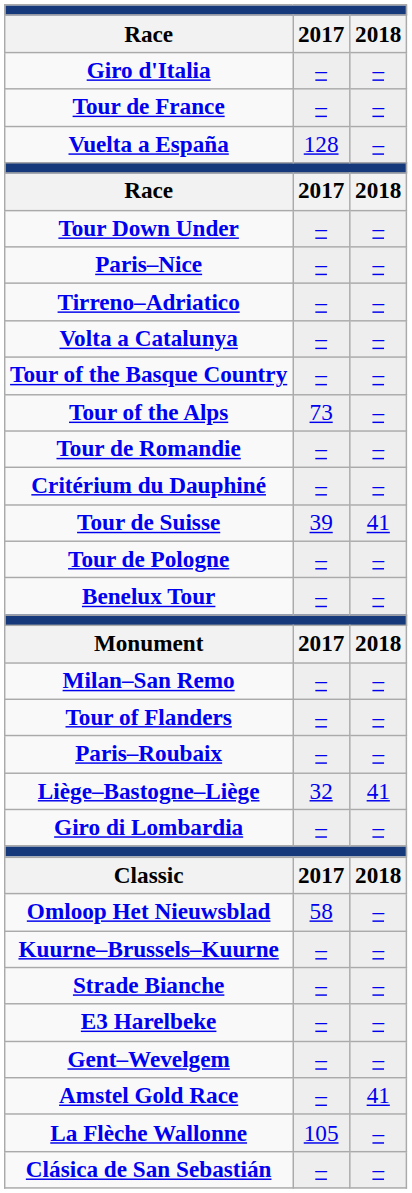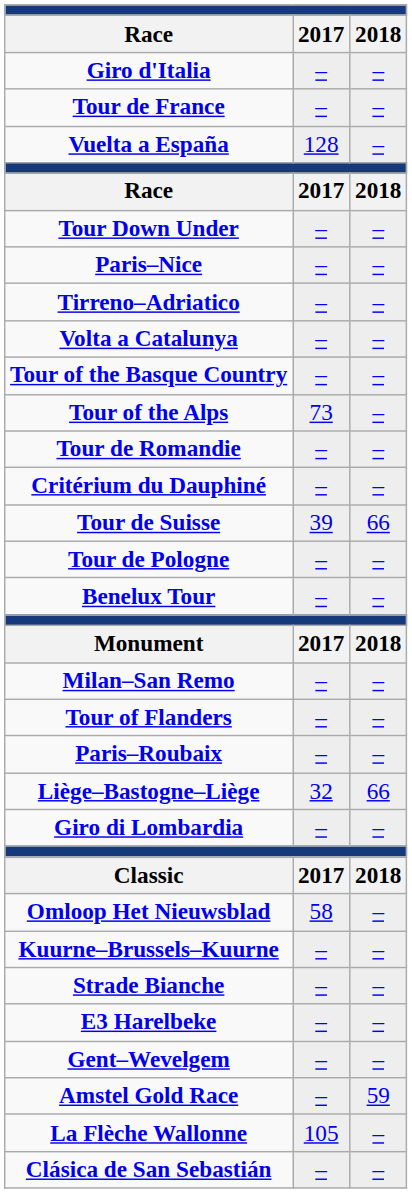(378, 522) 41 -> (378, 522) 66
(378, 790) 41 -> (378, 790) 66
(378, 1095) 41 -> (378, 1095) 59
